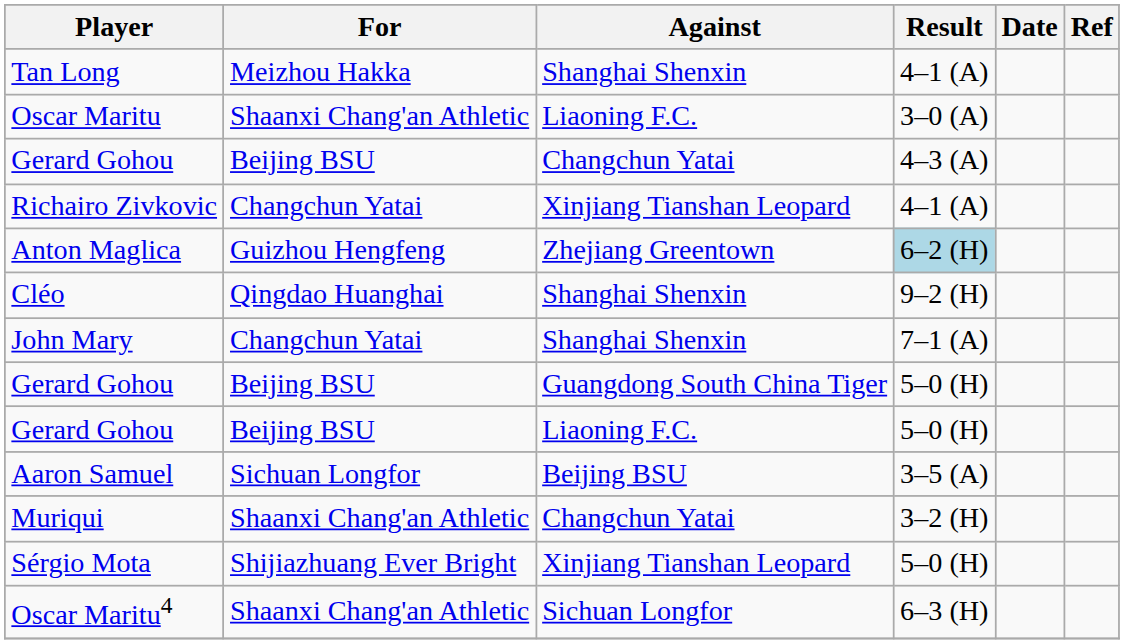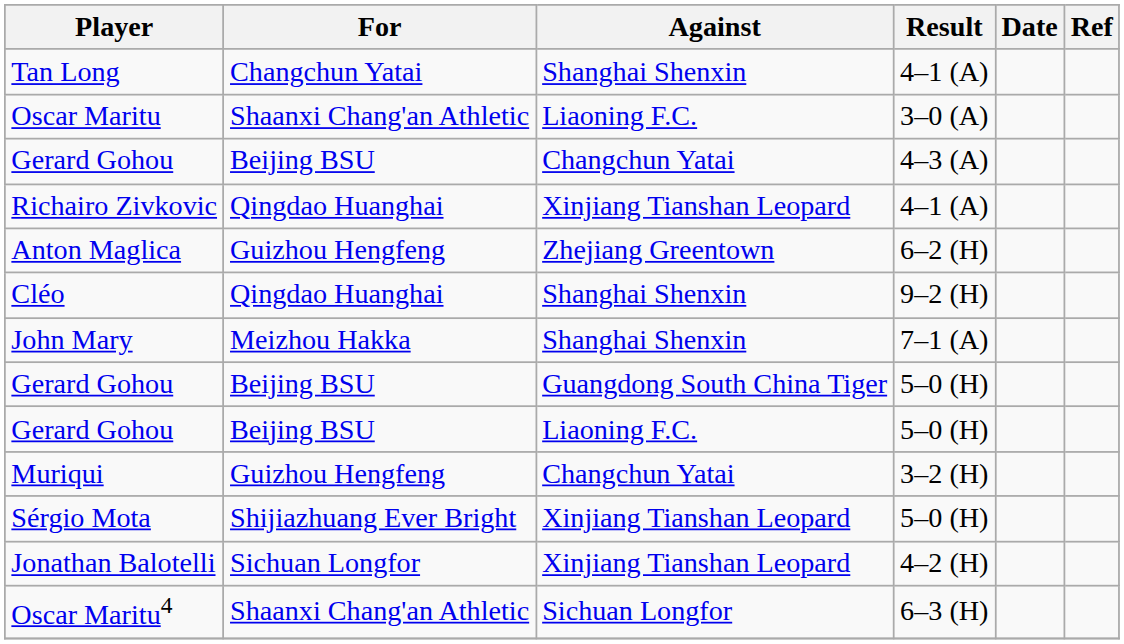(320, 71) Meizhou Hakka -> (326, 71) Changchun Yatai
(326, 205) Changchun Yatai -> (337, 205) Qingdao Huanghai
(944, 250) lightblue background -> (944, 250) no background
(326, 339) Changchun Yatai -> (320, 339) Meizhou Hakka
- row: (92, 473)
(380, 518) Shaanxi Chang'an Athletic -> (338, 473) Guizhou Hengfeng
+ row: (113, 562)
